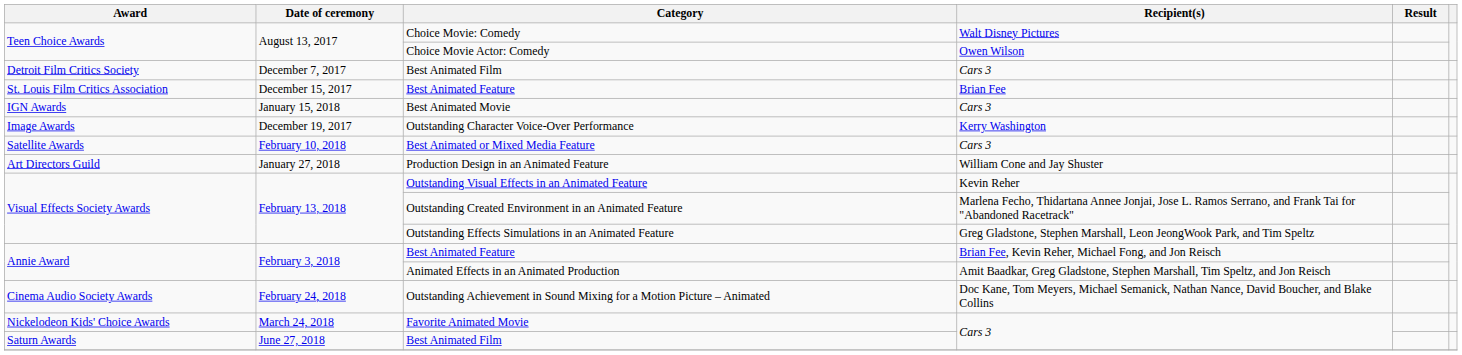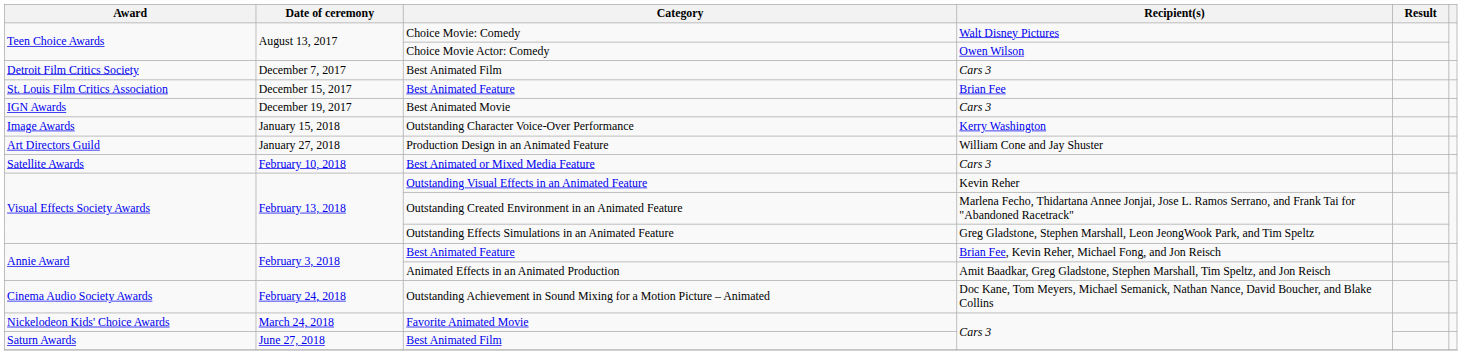(299, 107) January 15, 2018 -> (305, 107) December 19, 2017
(305, 126) December 19, 2017 -> (299, 126) January 15, 2018
rows swapped: (46, 145) <-> (53, 164)
